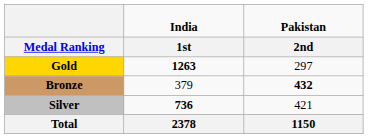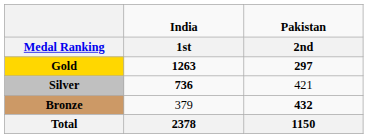(303, 66) normal -> (303, 66) bold
rows swapped: (64, 104) <-> (64, 85)
